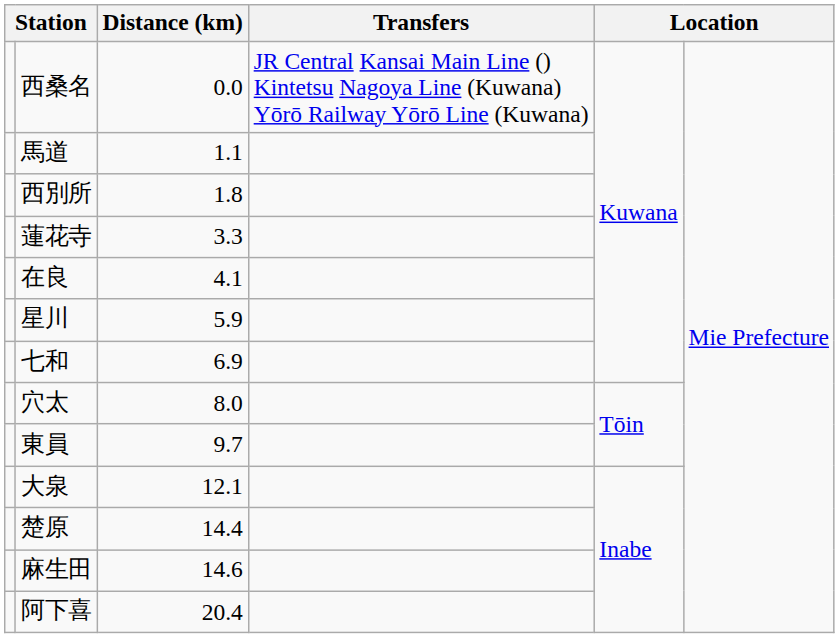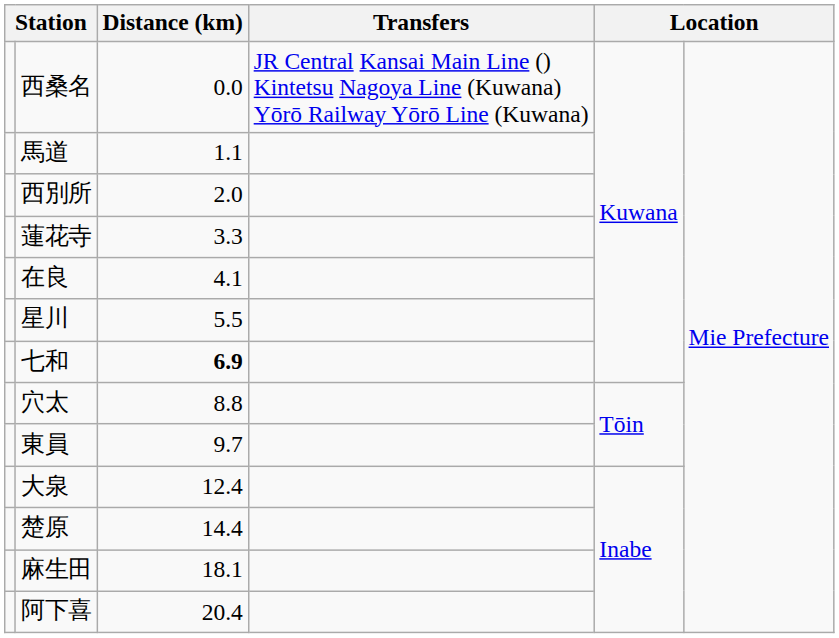(228, 194) 1.8 -> (228, 194) 2.0
(228, 319) 5.9 -> (228, 319) 5.5
(228, 361) normal -> (228, 361) bold
(228, 403) 8.0 -> (228, 403) 8.8
(222, 486) 12.1 -> (222, 486) 12.4
(222, 569) 14.6 -> (222, 569) 18.1
